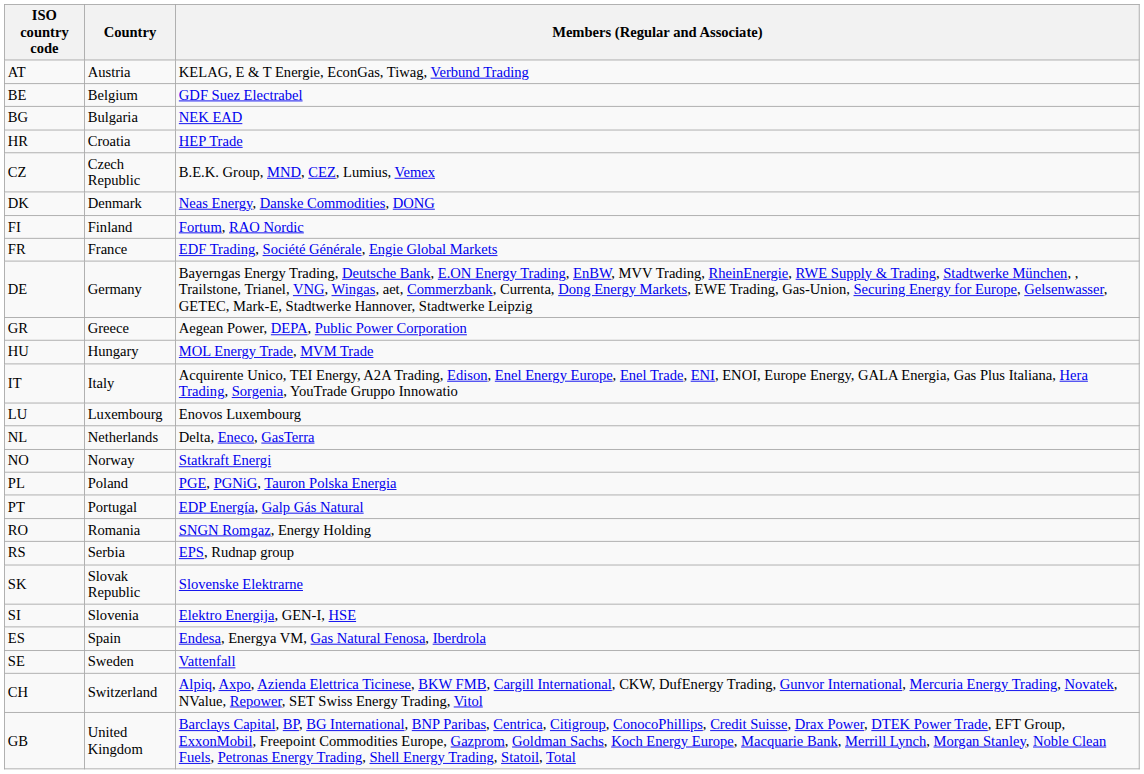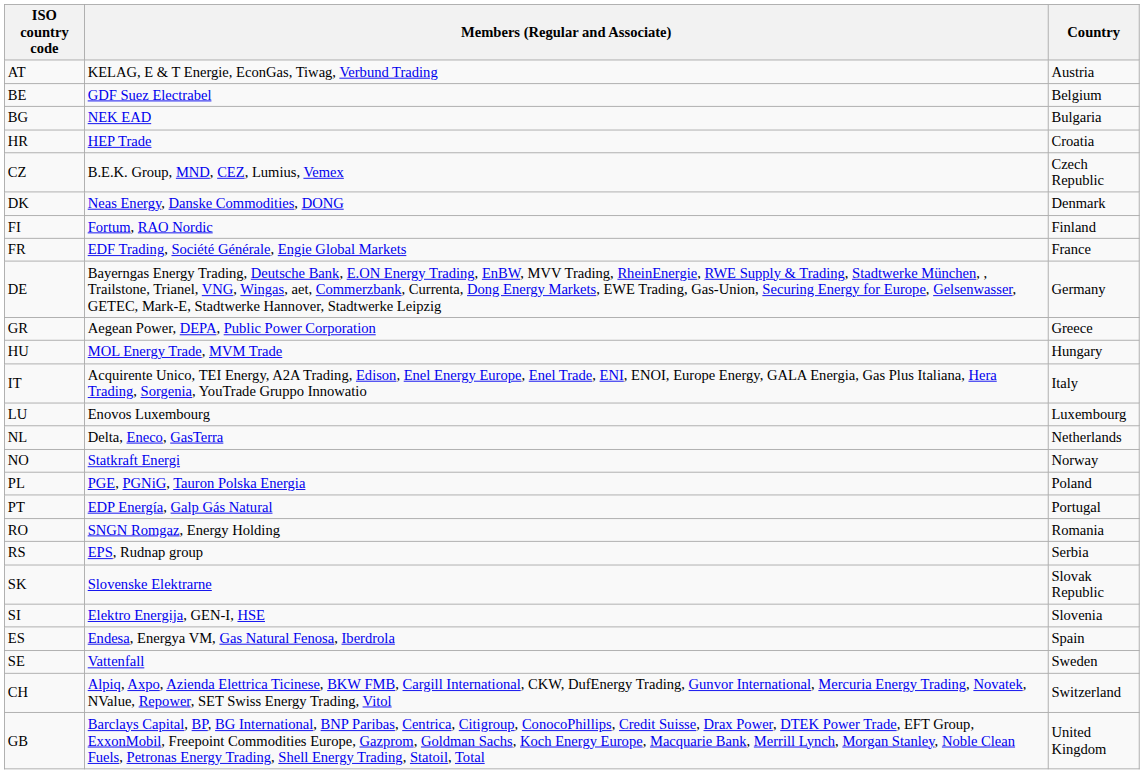columns swapped: (130, 32) <-> (657, 32)
